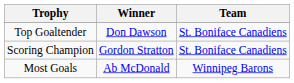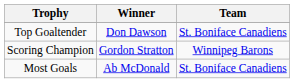(233, 50) St. Boniface Canadiens -> (233, 50) Winnipeg Barons
(233, 68) Winnipeg Barons -> (233, 68) St. Boniface Canadiens
